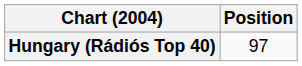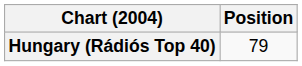(258, 46) 97 -> (258, 46) 79
